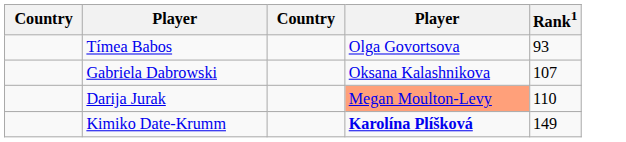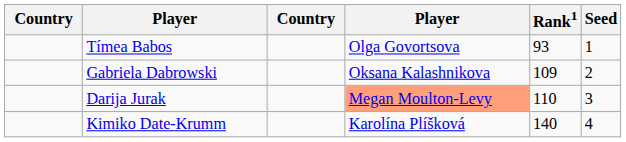+ column: (601, 19)
(545, 72) 107 -> (545, 72) 109
(411, 124) bold -> (407, 124) normal
(545, 124) 149 -> (545, 124) 140
